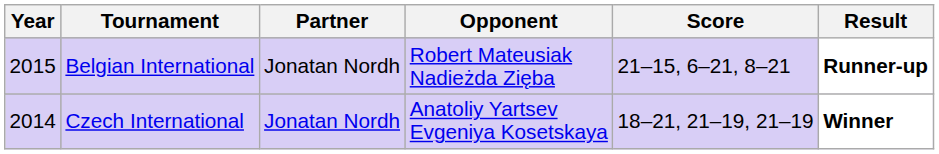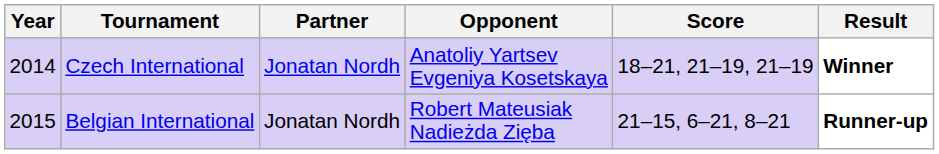rows swapped: (155, 122) <-> (160, 66)
